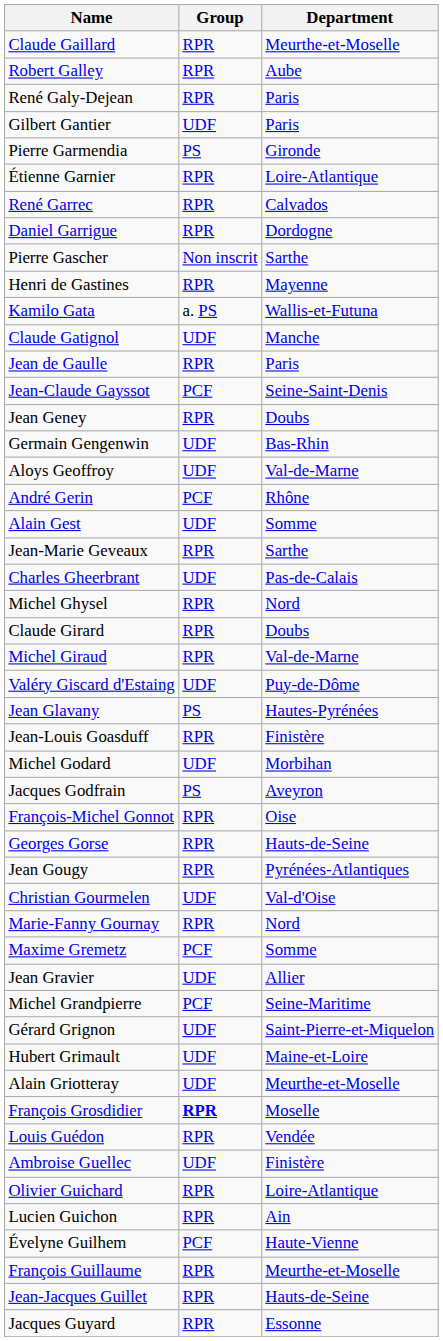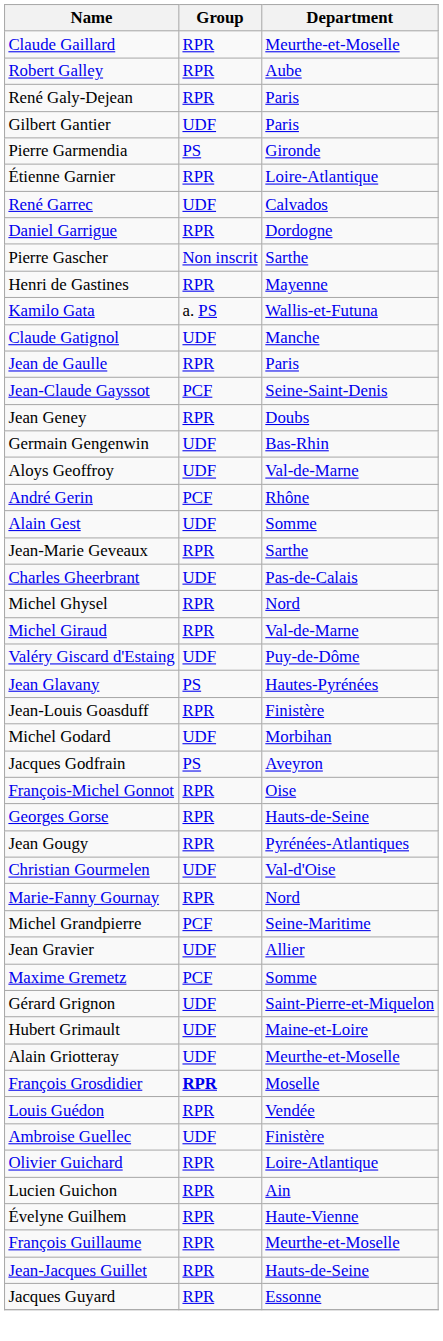(198, 204) RPR -> (199, 204) UDF
- row: (56, 630)
rows swapped: (75, 1003) <-> (67, 950)
(197, 1243) PCF -> (198, 1216) RPR
